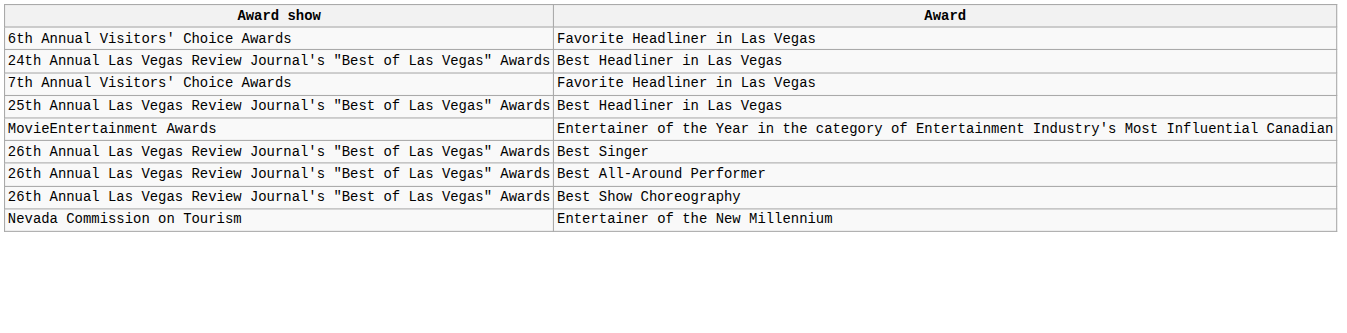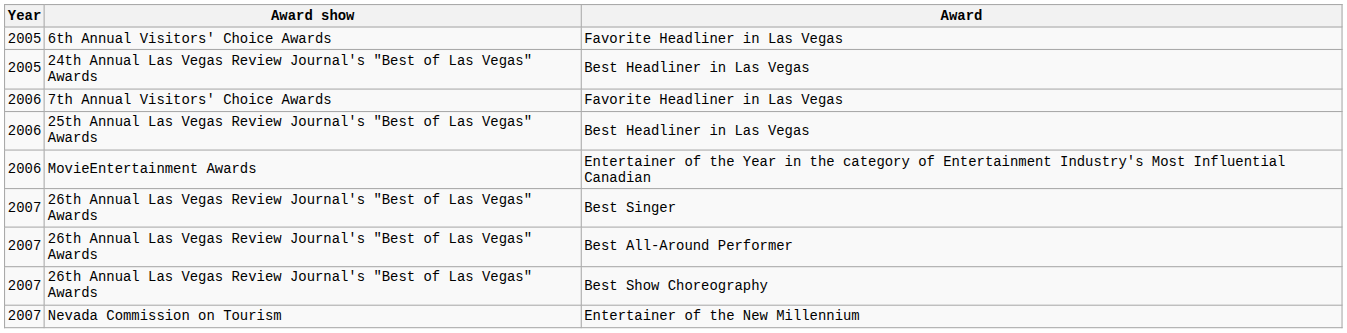+ column: (25, 16)
